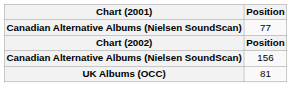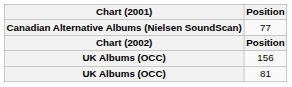(124, 58) Canadian Alternative Albums (Nielsen SoundScan) -> (124, 58) UK Albums (OCC)
